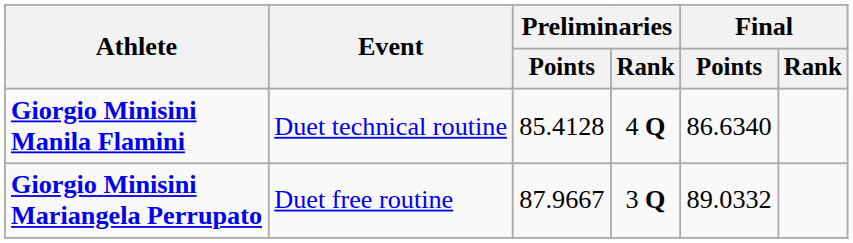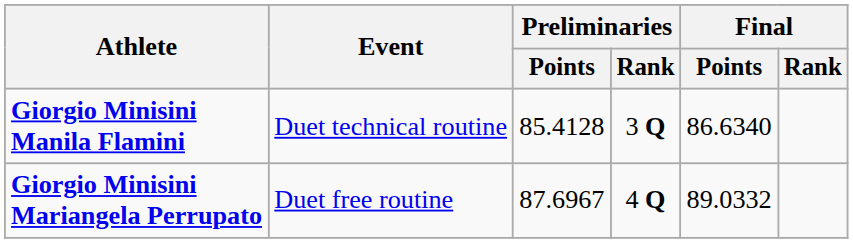(645, 126) 4 Q -> (645, 126) 3 Q
(562, 200) 87.9667 -> (562, 200) 87.6967
(645, 200) 3 Q -> (645, 200) 4 Q
